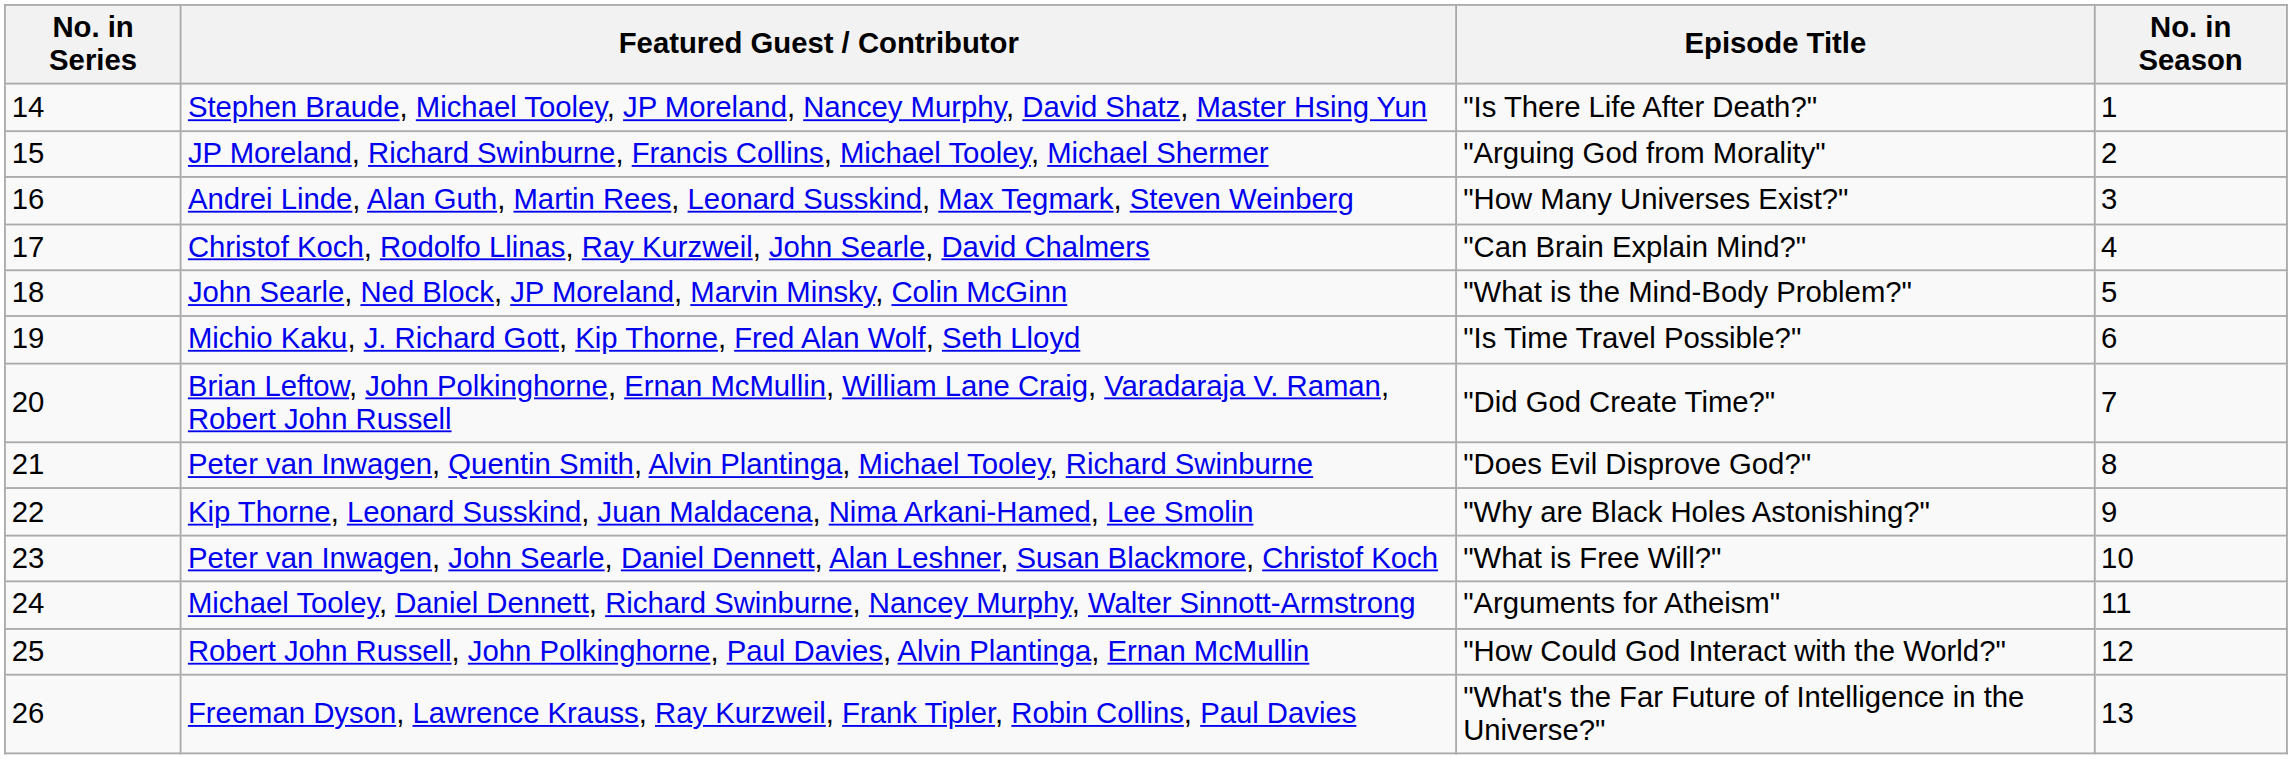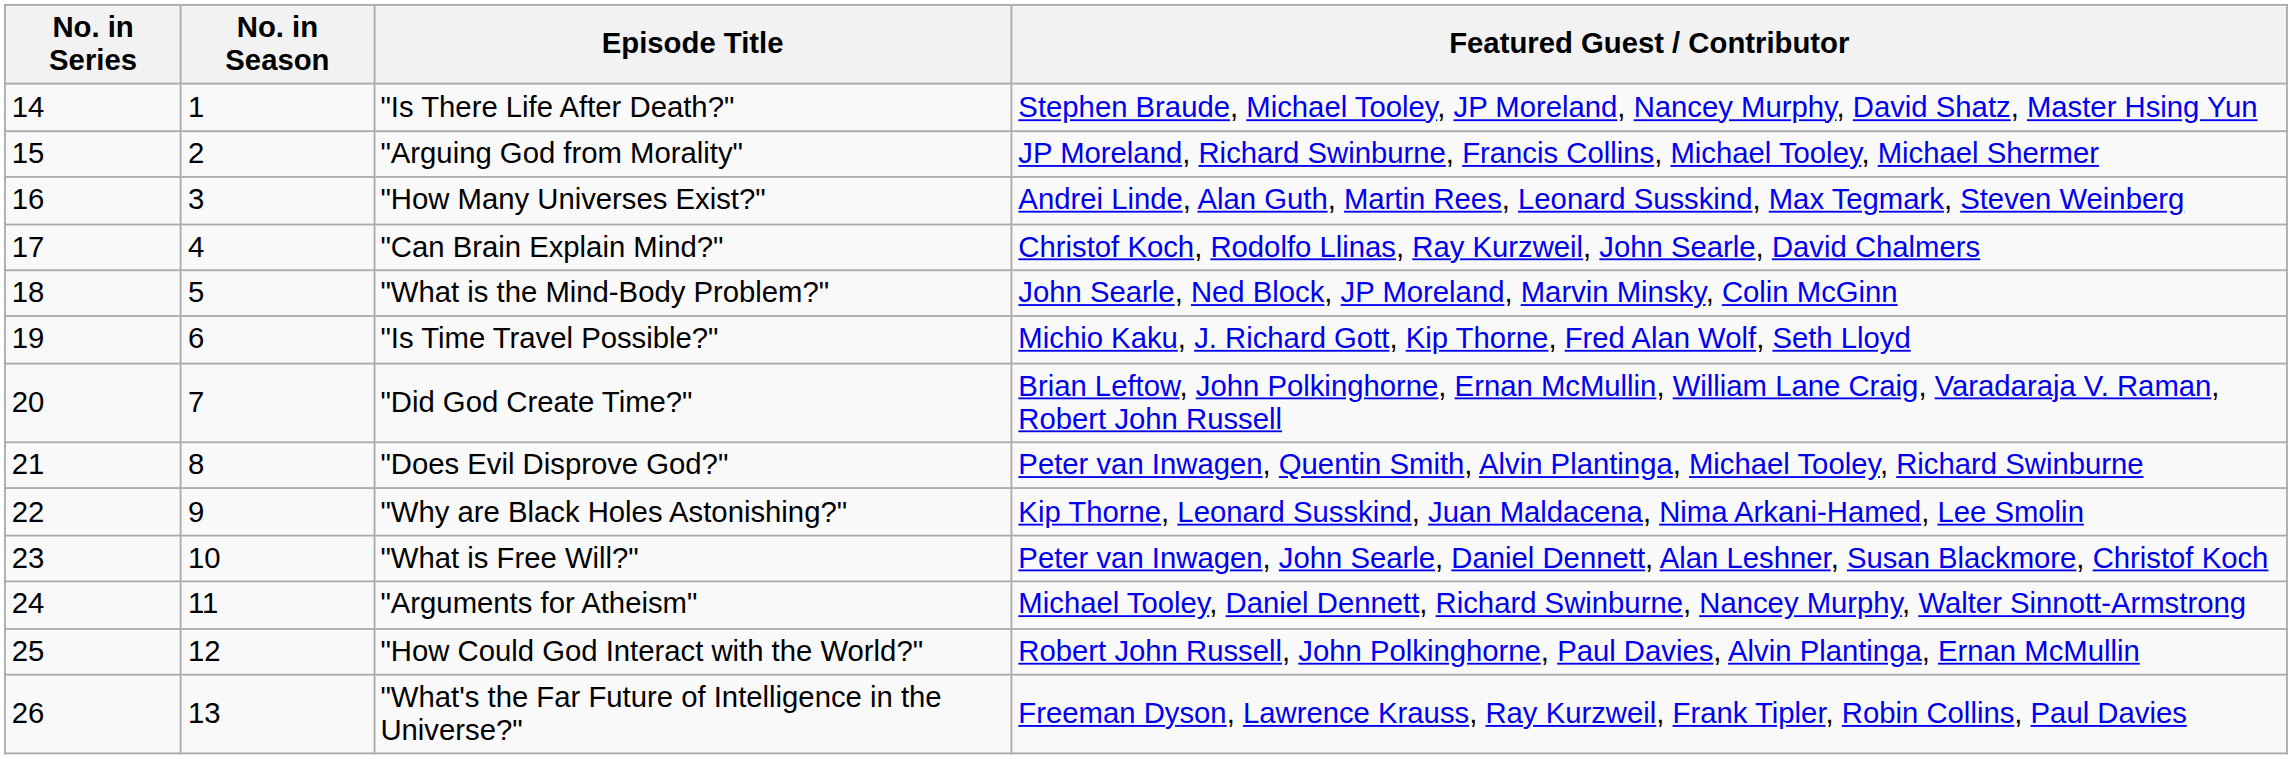columns swapped: (2191, 44) <-> (819, 44)
